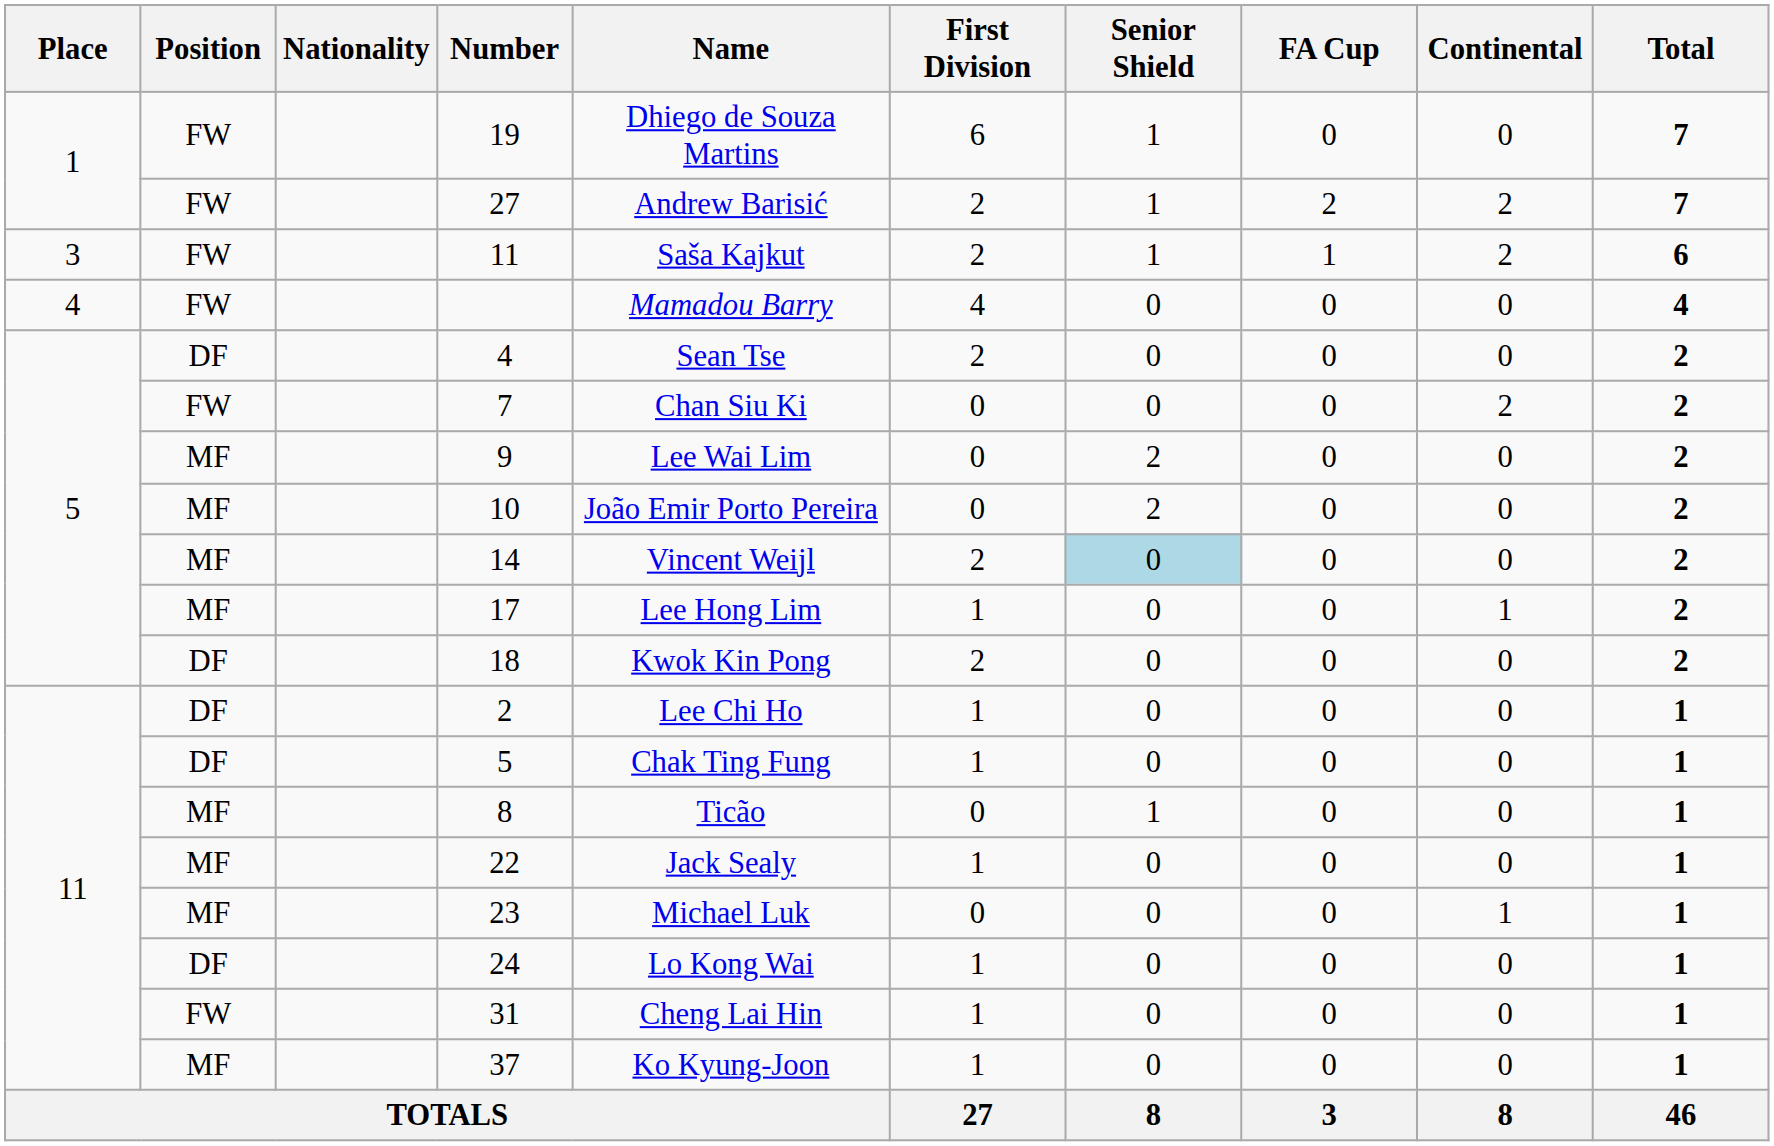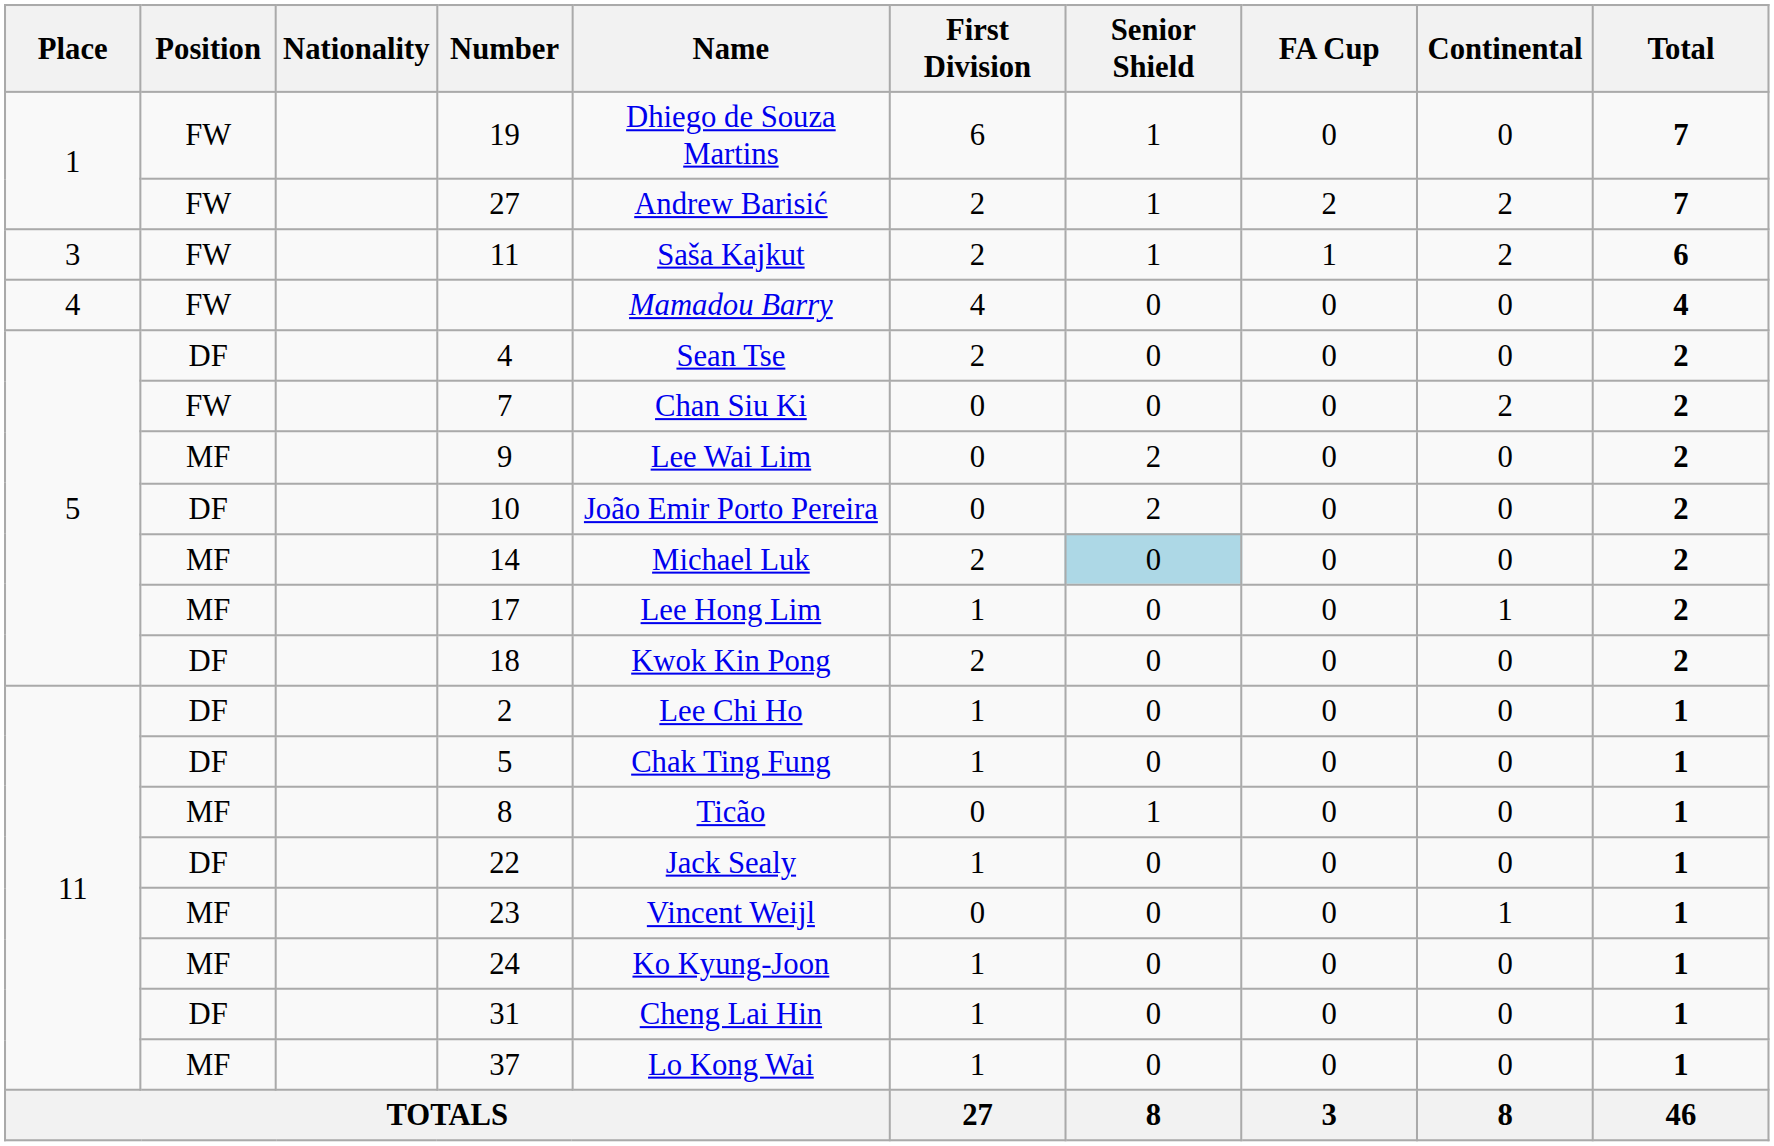(208, 507) MF -> (208, 507) DF
(731, 558) Vincent Weijl -> (731, 558) Michael Luk
(208, 862) MF -> (208, 862) DF
(731, 912) Michael Luk -> (731, 912) Vincent Weijl
(208, 963) DF -> (208, 963) MF
(731, 963) Lo Kong Wai -> (731, 963) Ko Kyung-Joon
(208, 1013) FW -> (208, 1013) DF
(731, 1064) Ko Kyung-Joon -> (731, 1064) Lo Kong Wai
